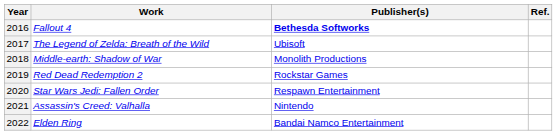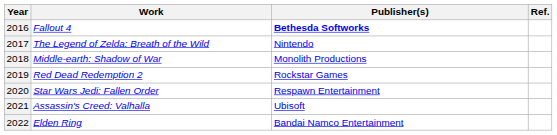(289, 43) Ubisoft -> (294, 43) Nintendo
(294, 106) Nintendo -> (289, 106) Ubisoft
